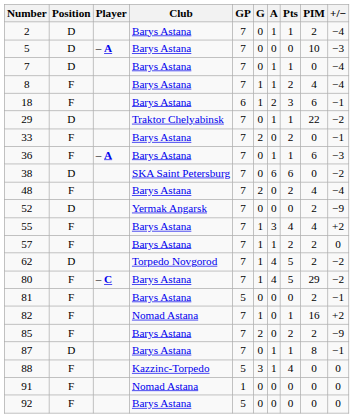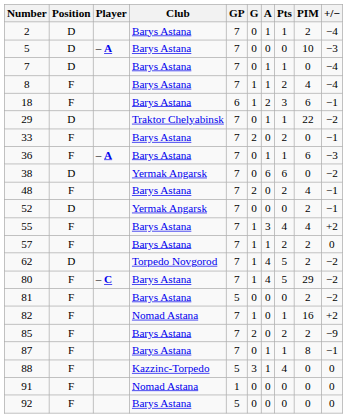(181, 173) SKA Saint Petersburg -> (169, 173) Yermak Angarsk
(338, 191) −4 -> (332, 191) −1
(338, 208) −9 -> (332, 208) −1
(338, 297) −1 -> (332, 297) −2
(71, 350) D -> (71, 350) F
